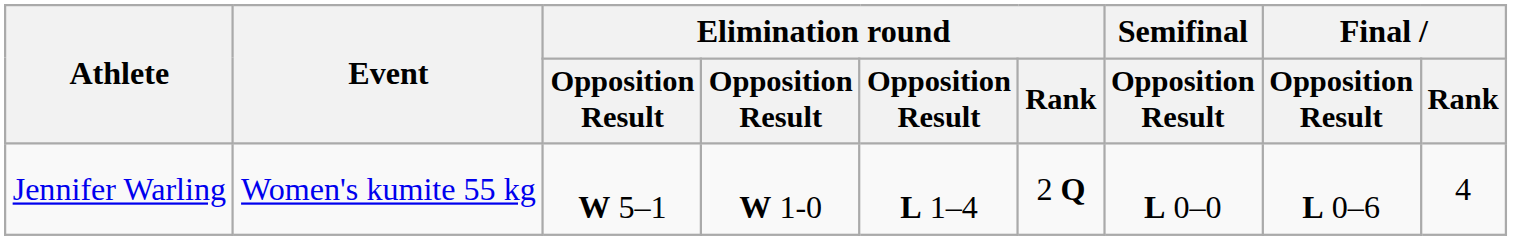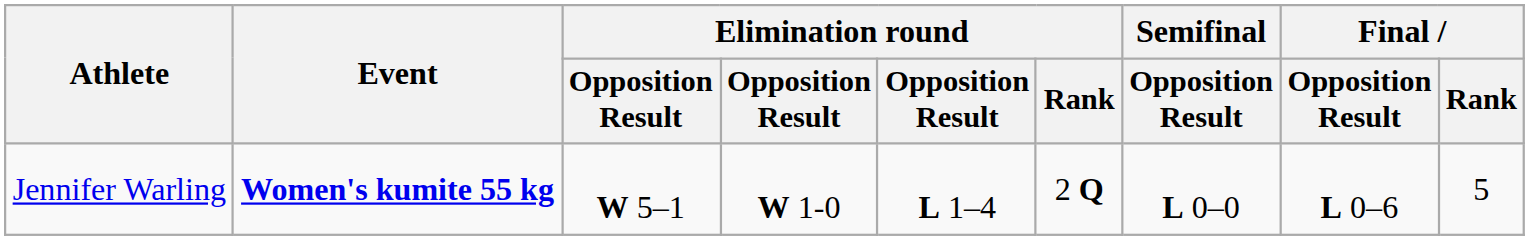(388, 189) normal -> (398, 189) bold
(1463, 189) 4 -> (1481, 189) 5
